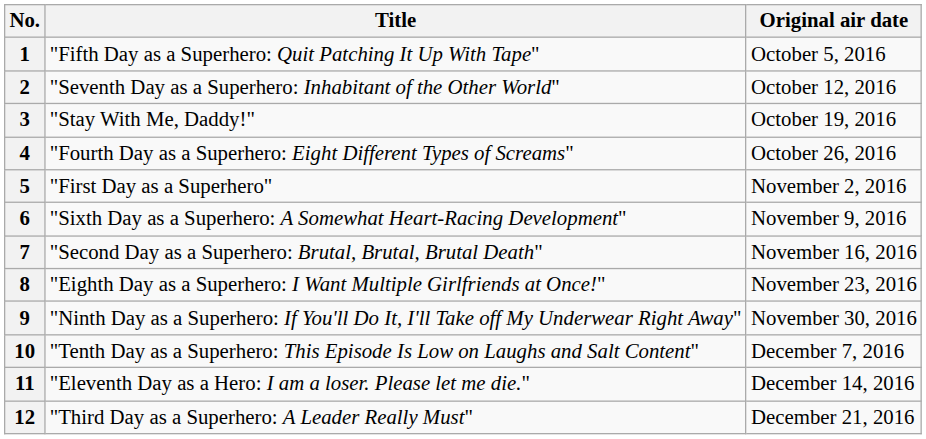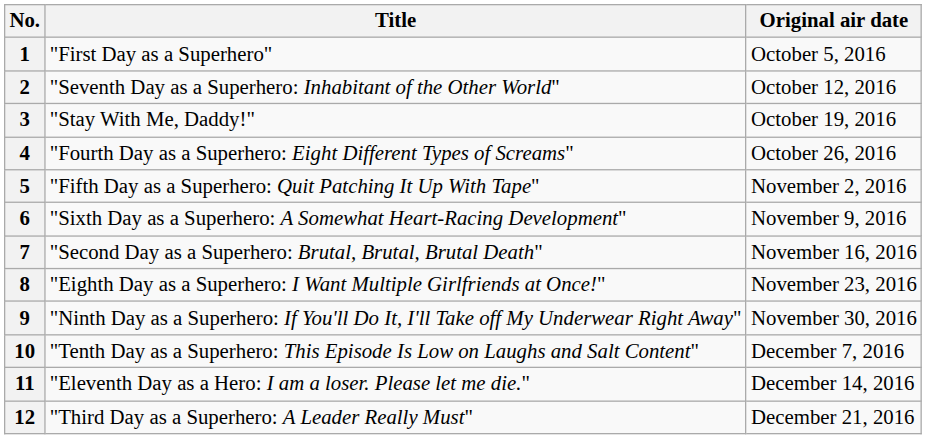(295, 53) "Fifth Day as a Superhero: Quit Patching It Up With Tape" -> (161, 53) "First Day as a Superhero"
(161, 185) "First Day as a Superhero" -> (295, 185) "Fifth Day as a Superhero: Quit Patching It Up With Tape"
